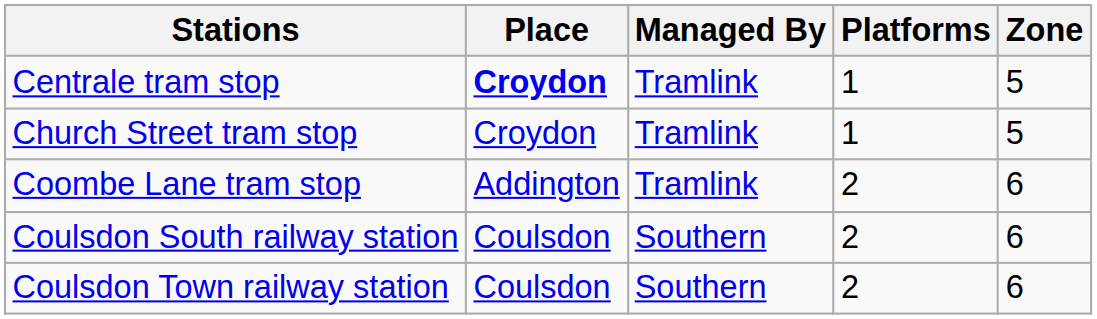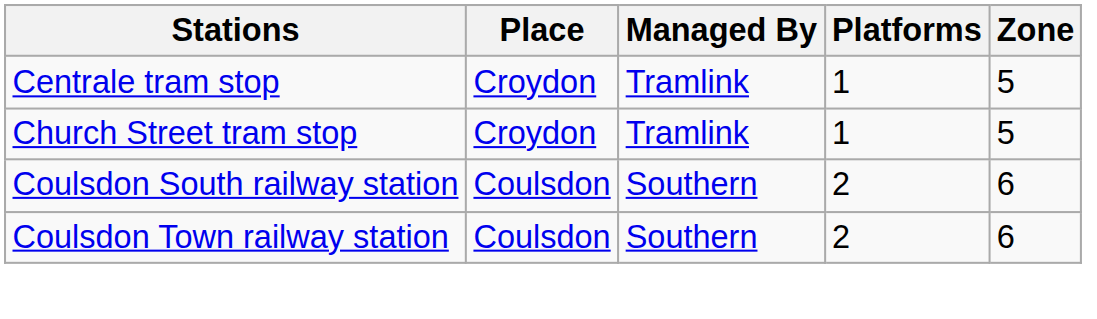(540, 81) bold -> (535, 81) normal
- row: (187, 184)
